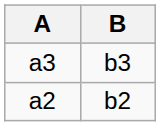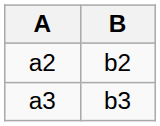rows swapped: (42, 101) <-> (42, 62)
